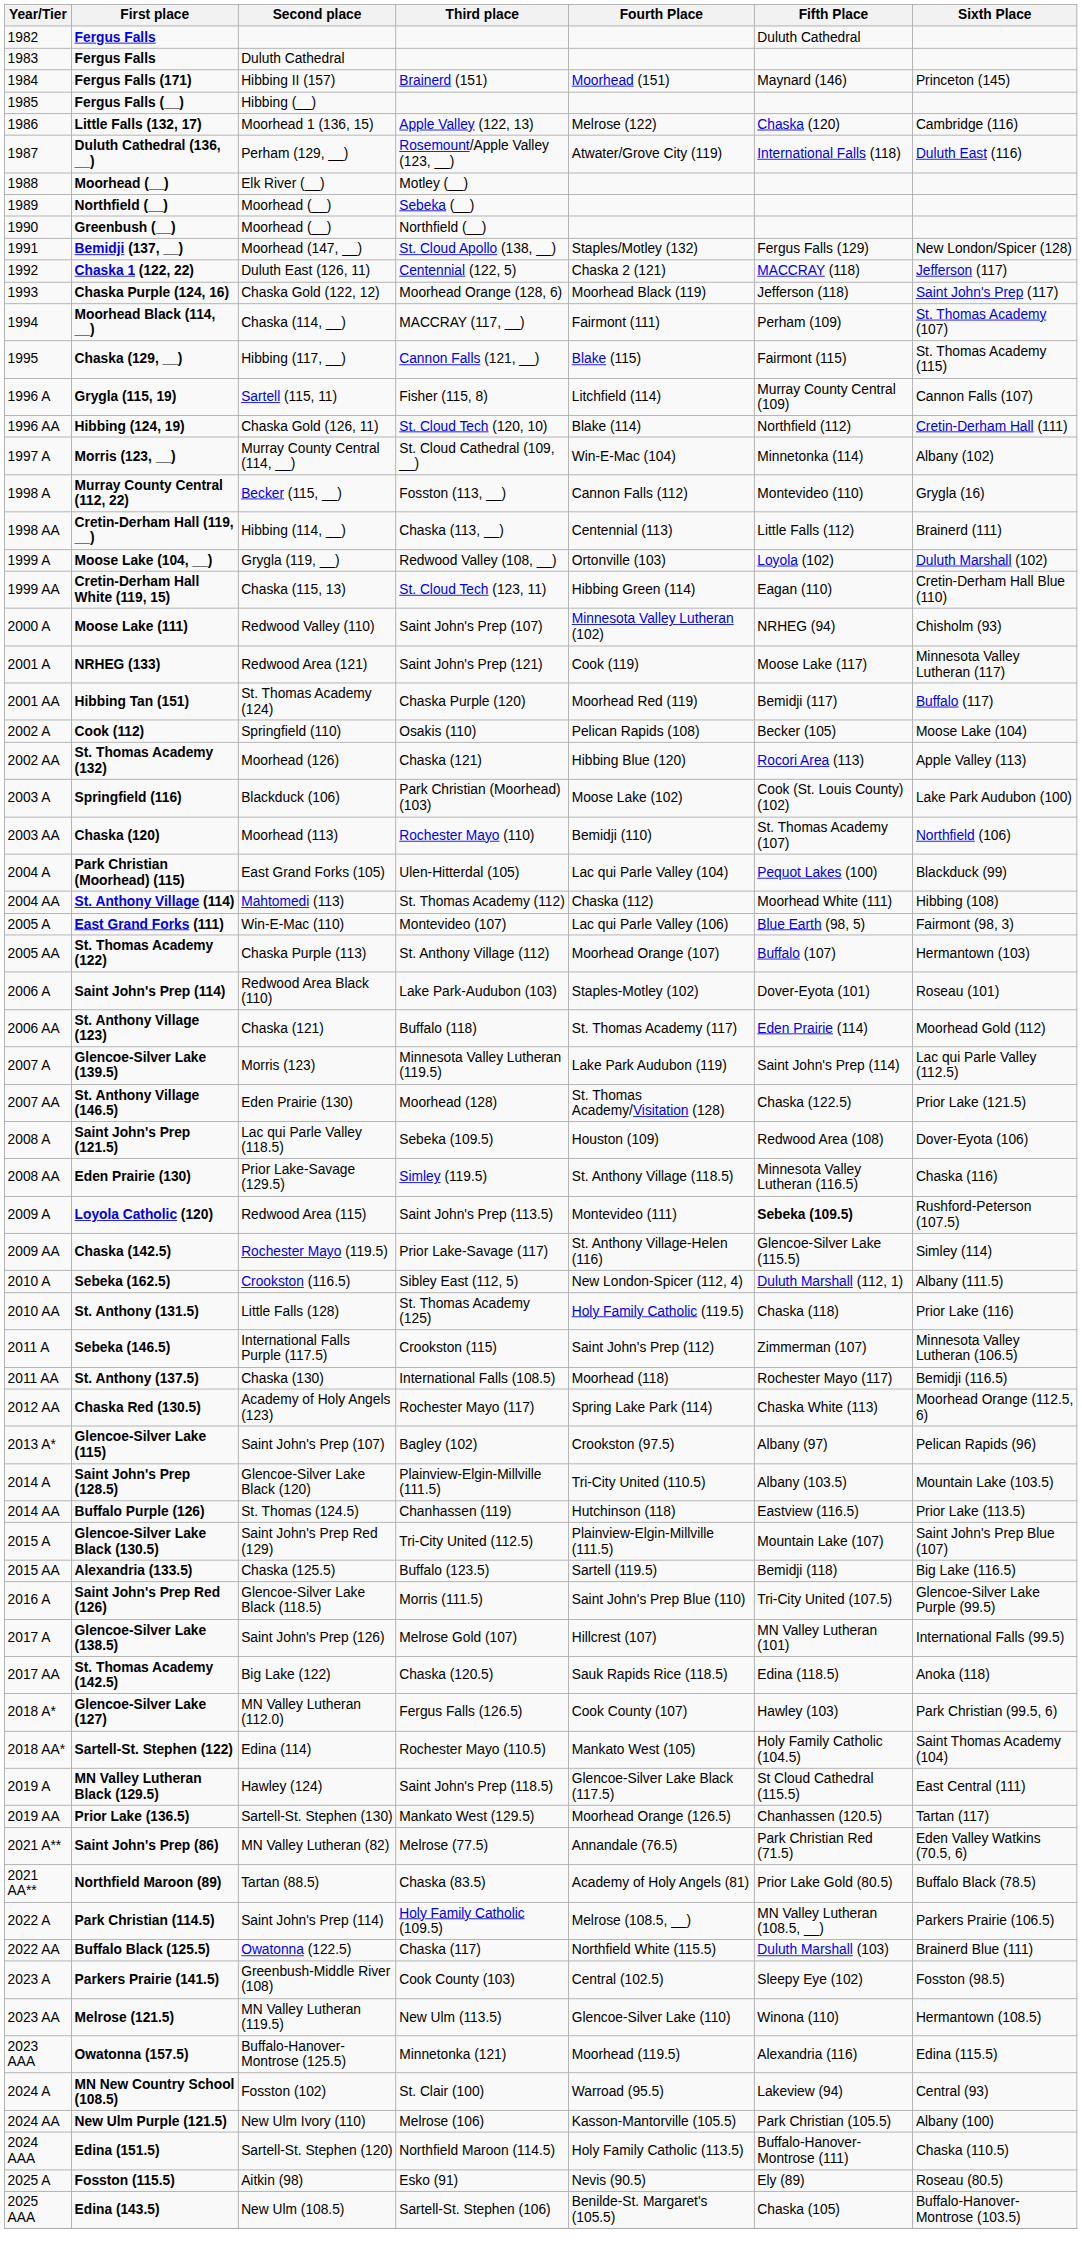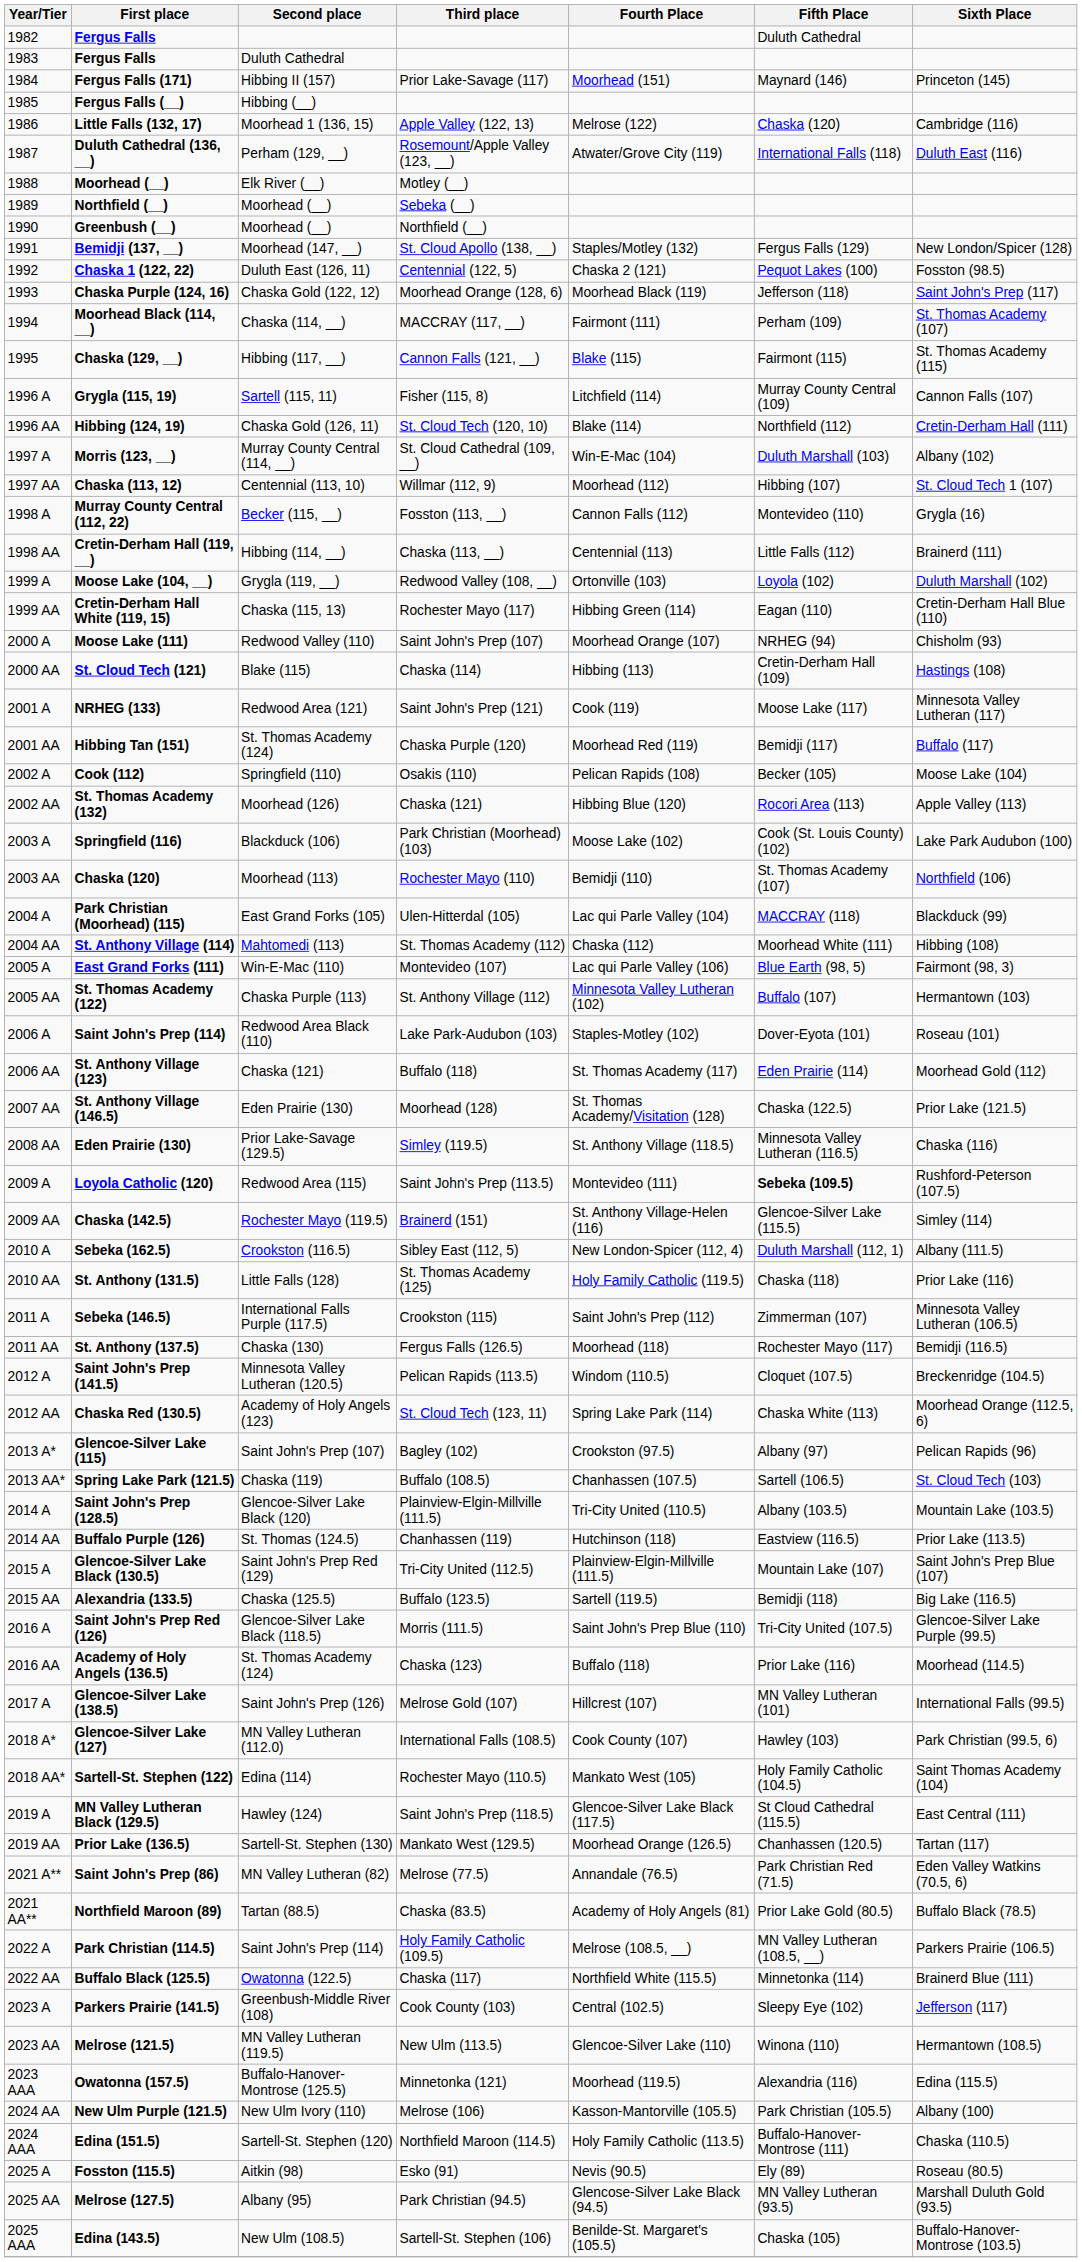(443, 80) Brainerd (151) -> (474, 80) Prior Lake-Savage (117)
(809, 270) MACCRAY (118) -> (817, 270) Pequot Lakes (100)
(962, 270) Jefferson (117) -> (960, 270) Fosston (98.5)
(810, 456) Minnetonka (114) -> (823, 456) Duluth Marshall (103)
+ row: (128, 485)
(473, 589) St. Cloud Tech (123, 11) -> (467, 611) Rochester Mayo (117)
(653, 627) Minnesota Valley Lutheran (102) -> (646, 641) Moorhead Orange (107)
+ row: (140, 670)
(817, 872) Pequot Lakes (100) -> (809, 916) MACCRAY (118)
(646, 953) Moorhead Orange (107) -> (653, 997) Minnesota Valley Lutheran (102)
- row: (140, 1065)
- row: (132, 1140)
(474, 1252) Prior Lake-Savage (117) -> (444, 1221) Brainerd (151)
(477, 1378) International Falls (108.5) -> (461, 1347) Fergus Falls (126.5)
+ row: (132, 1376)
(467, 1407) Rochester Mayo (117) -> (473, 1413) St. Cloud Tech (123, 11)
+ row: (155, 1480)
+ row: (130, 1665)
- row: (144, 1675)
(461, 1712) Fergus Falls (126.5) -> (478, 1740) International Falls (108.5)
(823, 1950) Duluth Marshall (103) -> (810, 1978) Minnetonka (114)
(960, 1979) Fosston (98.5) -> (962, 2008) Jefferson (117)
- row: (154, 2091)
+ row: (124, 2200)
